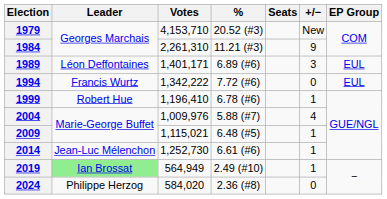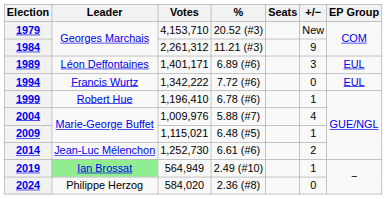(184, 47) 2,261,310 -> (184, 47) 2,261,312
(313, 151) 1 -> (313, 151) 2
